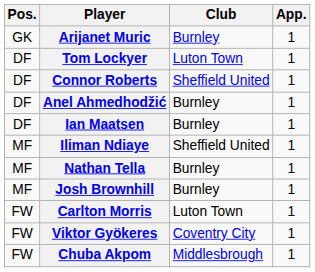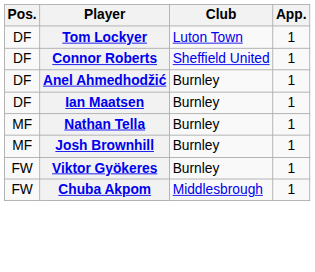- row: (105, 37)
- row: (105, 146)
- row: (105, 211)
(214, 233) Coventry City -> (196, 168) Burnley
